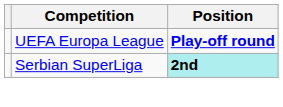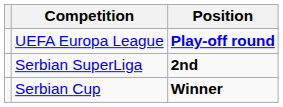(184, 65) paleturquoise background -> (184, 65) no background
+ row: (58, 89)
